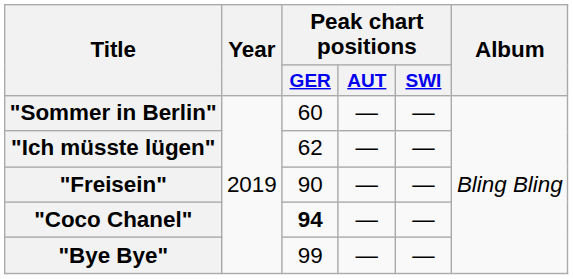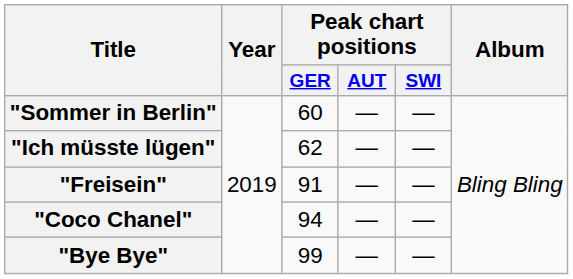(310, 184) 90 -> (310, 184) 91
(310, 219) bold -> (310, 219) normal
